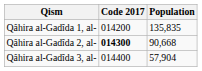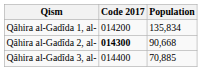(165, 27) 135,835 -> (165, 27) 135,834
(163, 58) 57,904 -> (163, 58) 70,885
